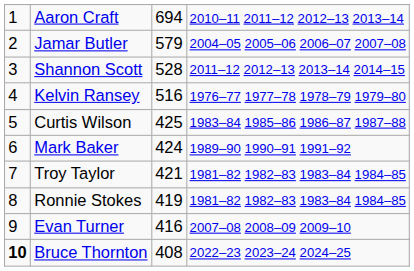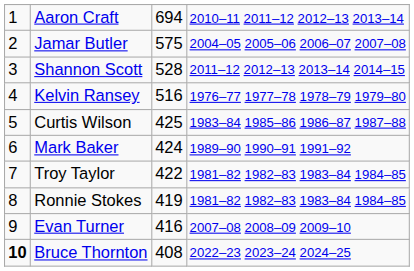(169, 43) 579 -> (169, 43) 575
(169, 174) 421 -> (169, 174) 422
